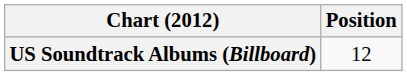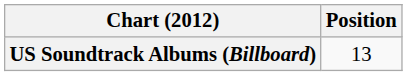(361, 53) 12 -> (361, 53) 13
